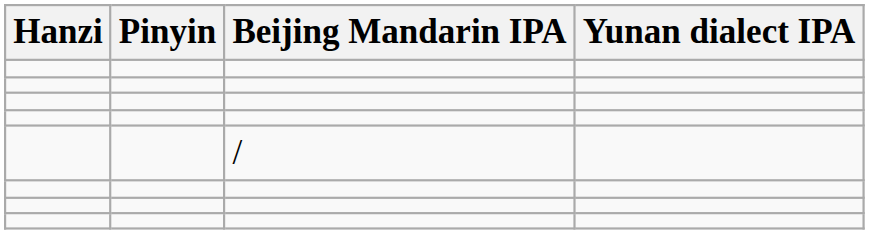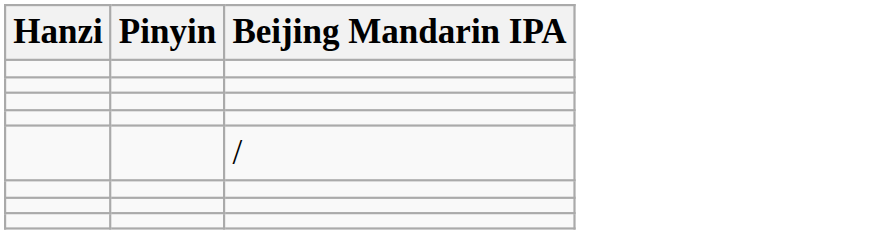- column: (719, 32)
